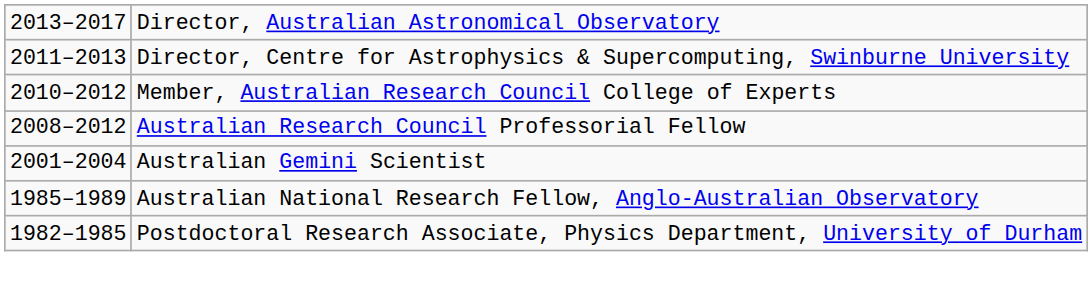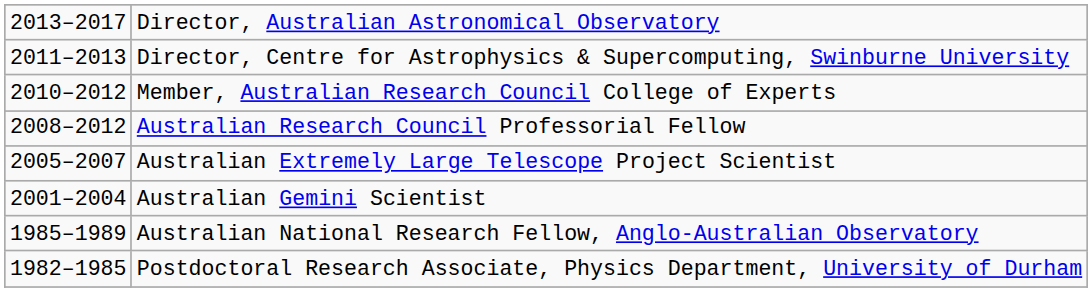+ row: (486, 163)
